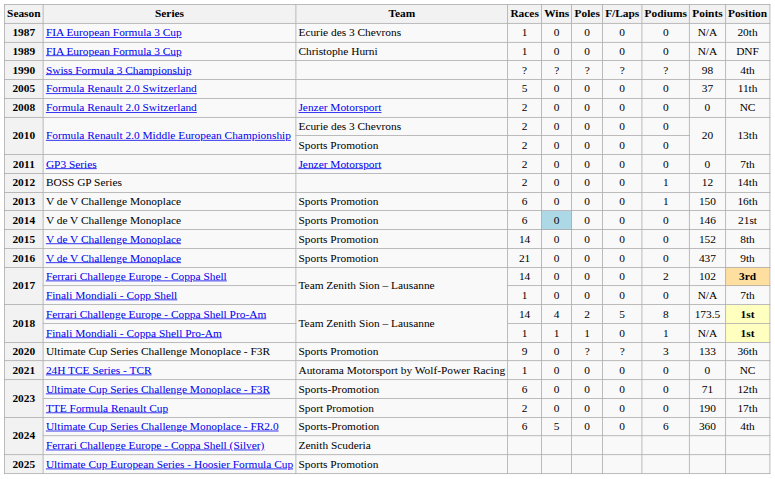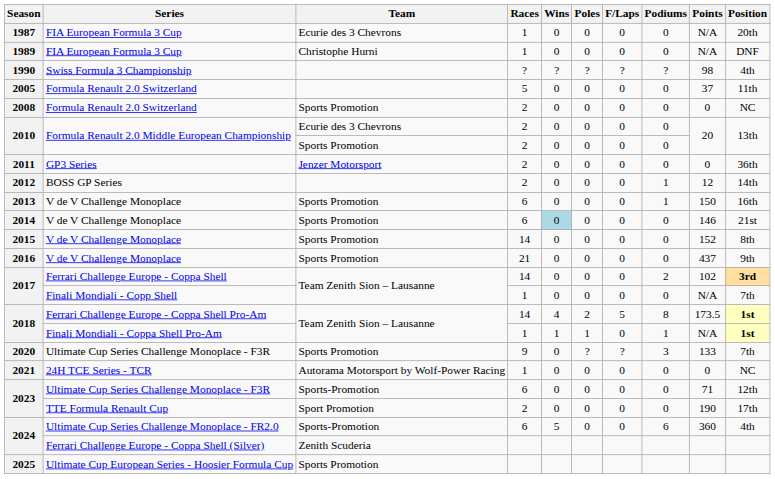(340, 108) Jenzer Motorsport -> (338, 108) Sports Promotion
(748, 164) 7th -> (748, 164) 36th
(748, 351) 36th -> (748, 351) 7th
